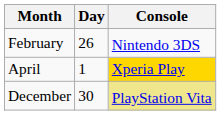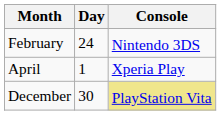(86, 43) 26 -> (86, 43) 24
(148, 69) gold background -> (148, 69) no background
